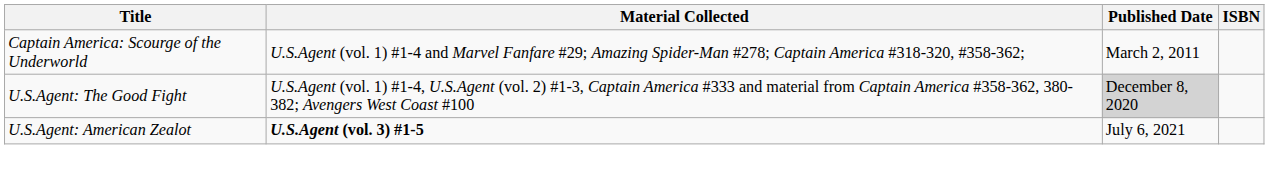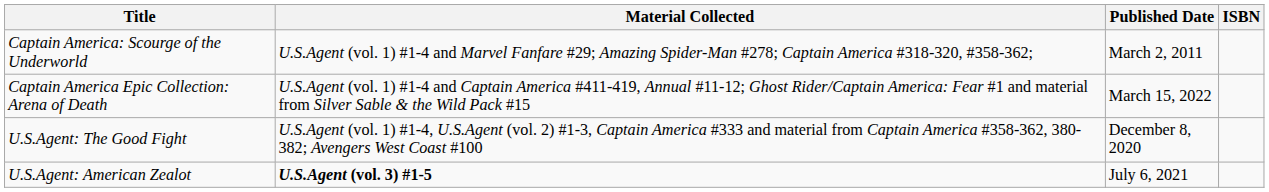+ row: (119, 95)
(1147, 95) lightgrey background -> (1150, 139) no background
